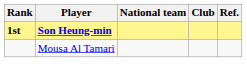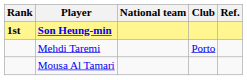+ row: (69, 48)
